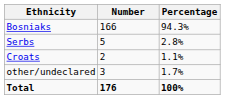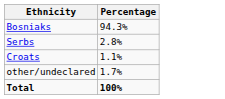- column: (128, 12)
